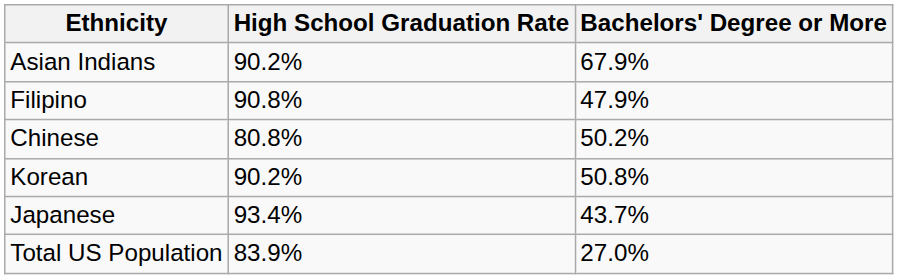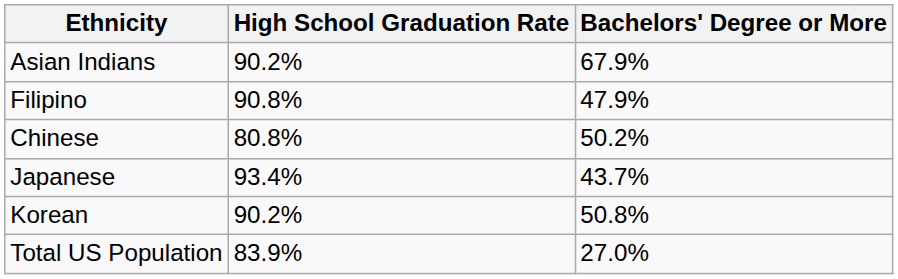rows swapped: (63, 215) <-> (49, 176)
